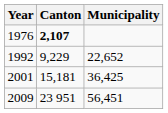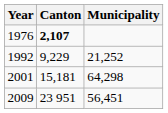(105, 56) 22,652 -> (105, 56) 21,252
(105, 77) 36,425 -> (105, 77) 64,298
